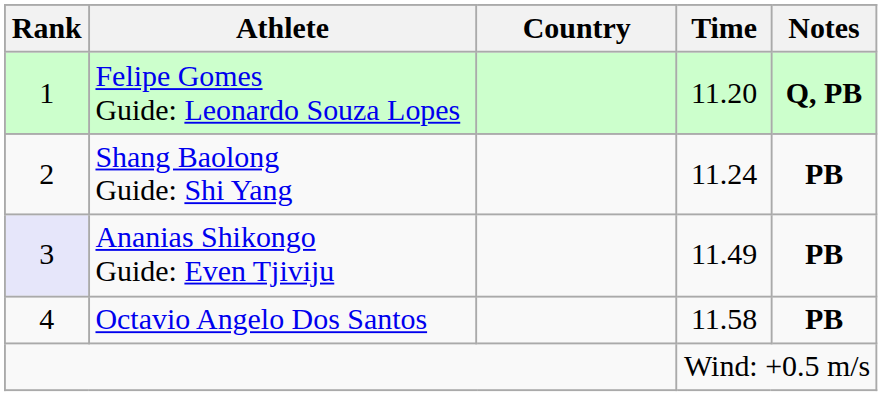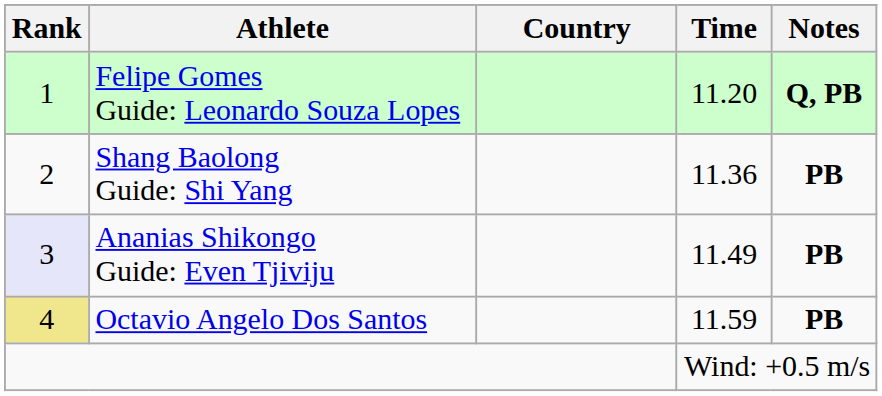(724, 173) 11.24 -> (724, 173) 11.36
(47, 319) no background -> (47, 319) khaki background
(724, 319) 11.58 -> (724, 319) 11.59
